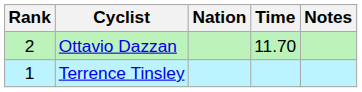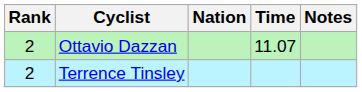(275, 45) 11.70 -> (275, 45) 11.07
(30, 73) 1 -> (30, 73) 2
